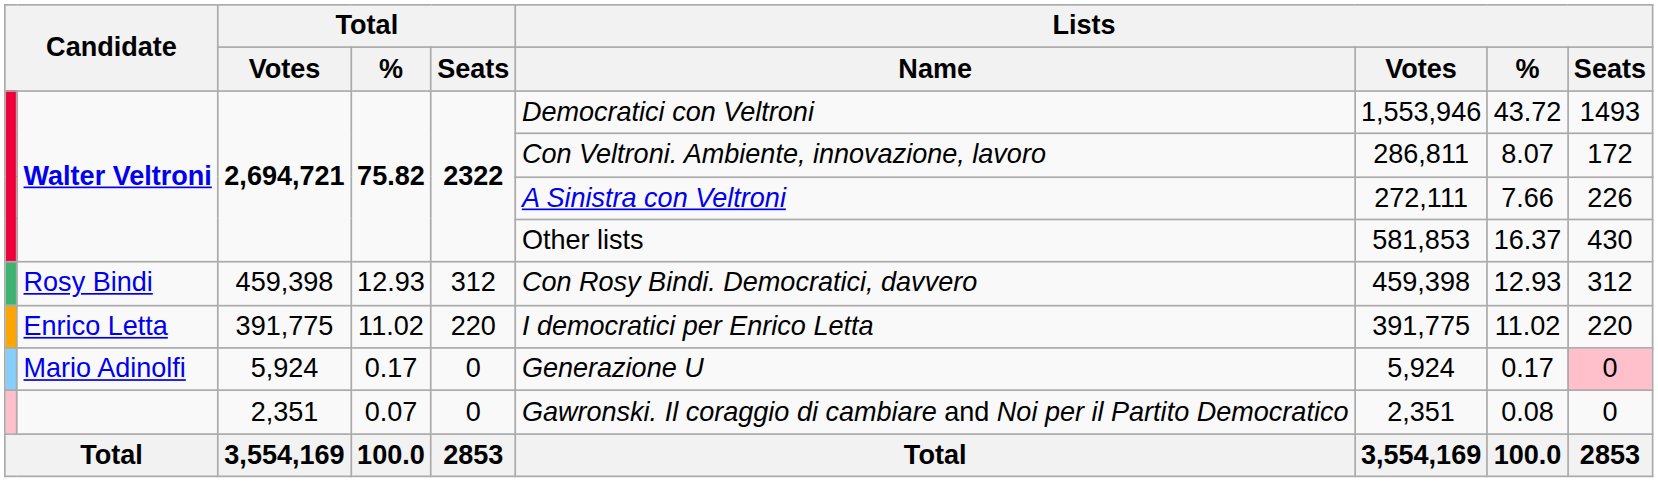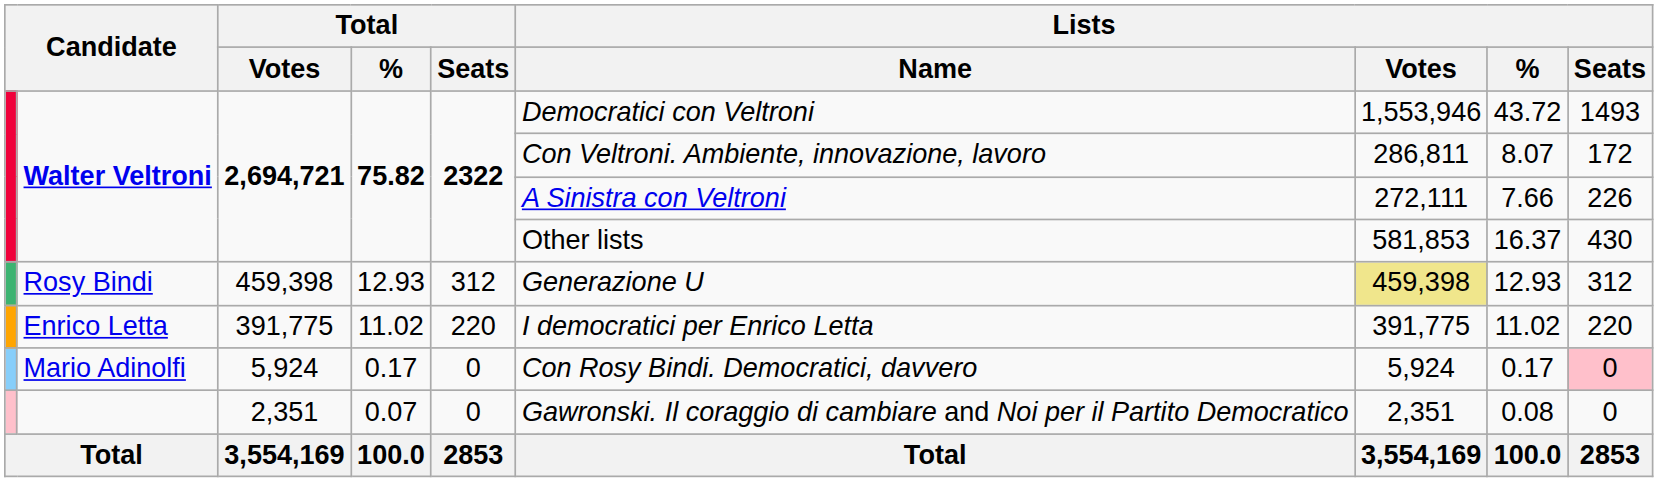(750, 283) Con Rosy Bindi. Democratici, davvero -> (613, 283) Generazione U
(1421, 283) no background -> (1421, 283) khaki background
(613, 369) Generazione U -> (750, 369) Con Rosy Bindi. Democratici, davvero
